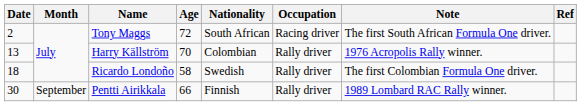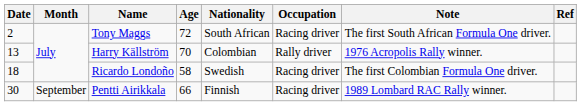(303, 71) Rally driver -> (307, 71) Racing driver
(303, 90) Rally driver -> (307, 90) Racing driver
